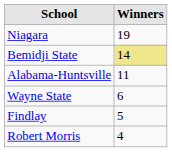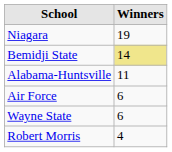+ row: (32, 95)
- row: (27, 116)
